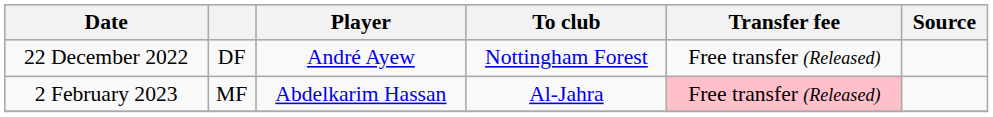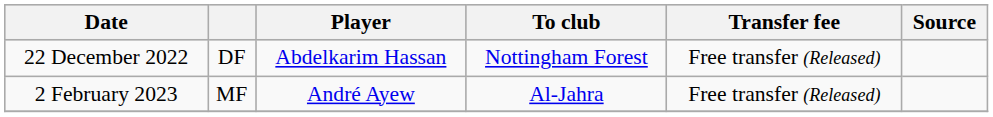(361, 57) André Ayew -> (361, 57) Abdelkarim Hassan
(361, 93) Abdelkarim Hassan -> (361, 93) André Ayew
(784, 93) pink background -> (784, 93) no background
